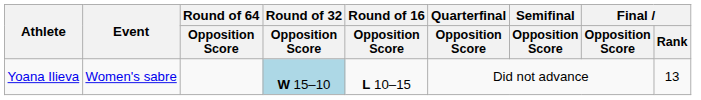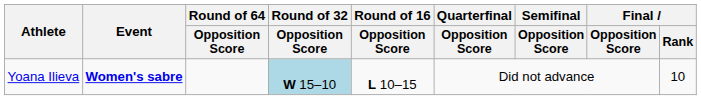(131, 77) normal -> (134, 77) bold
(672, 77) 13 -> (678, 77) 10
